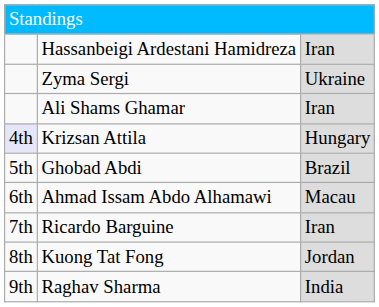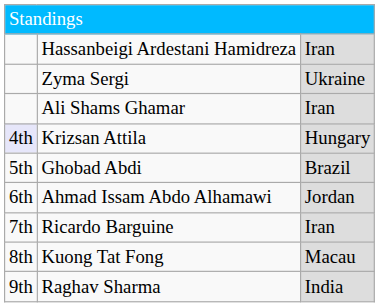(330, 197) Macau -> (330, 197) Jordan
(330, 256) Jordan -> (330, 256) Macau
